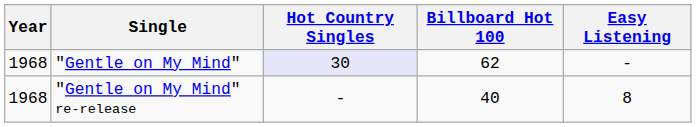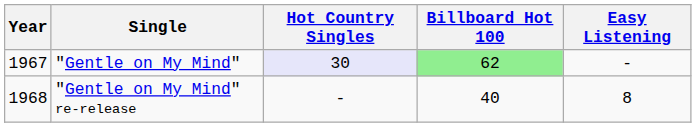(28, 63) 1968 -> (28, 63) 1967
(490, 63) no background -> (490, 63) lightgreen background
